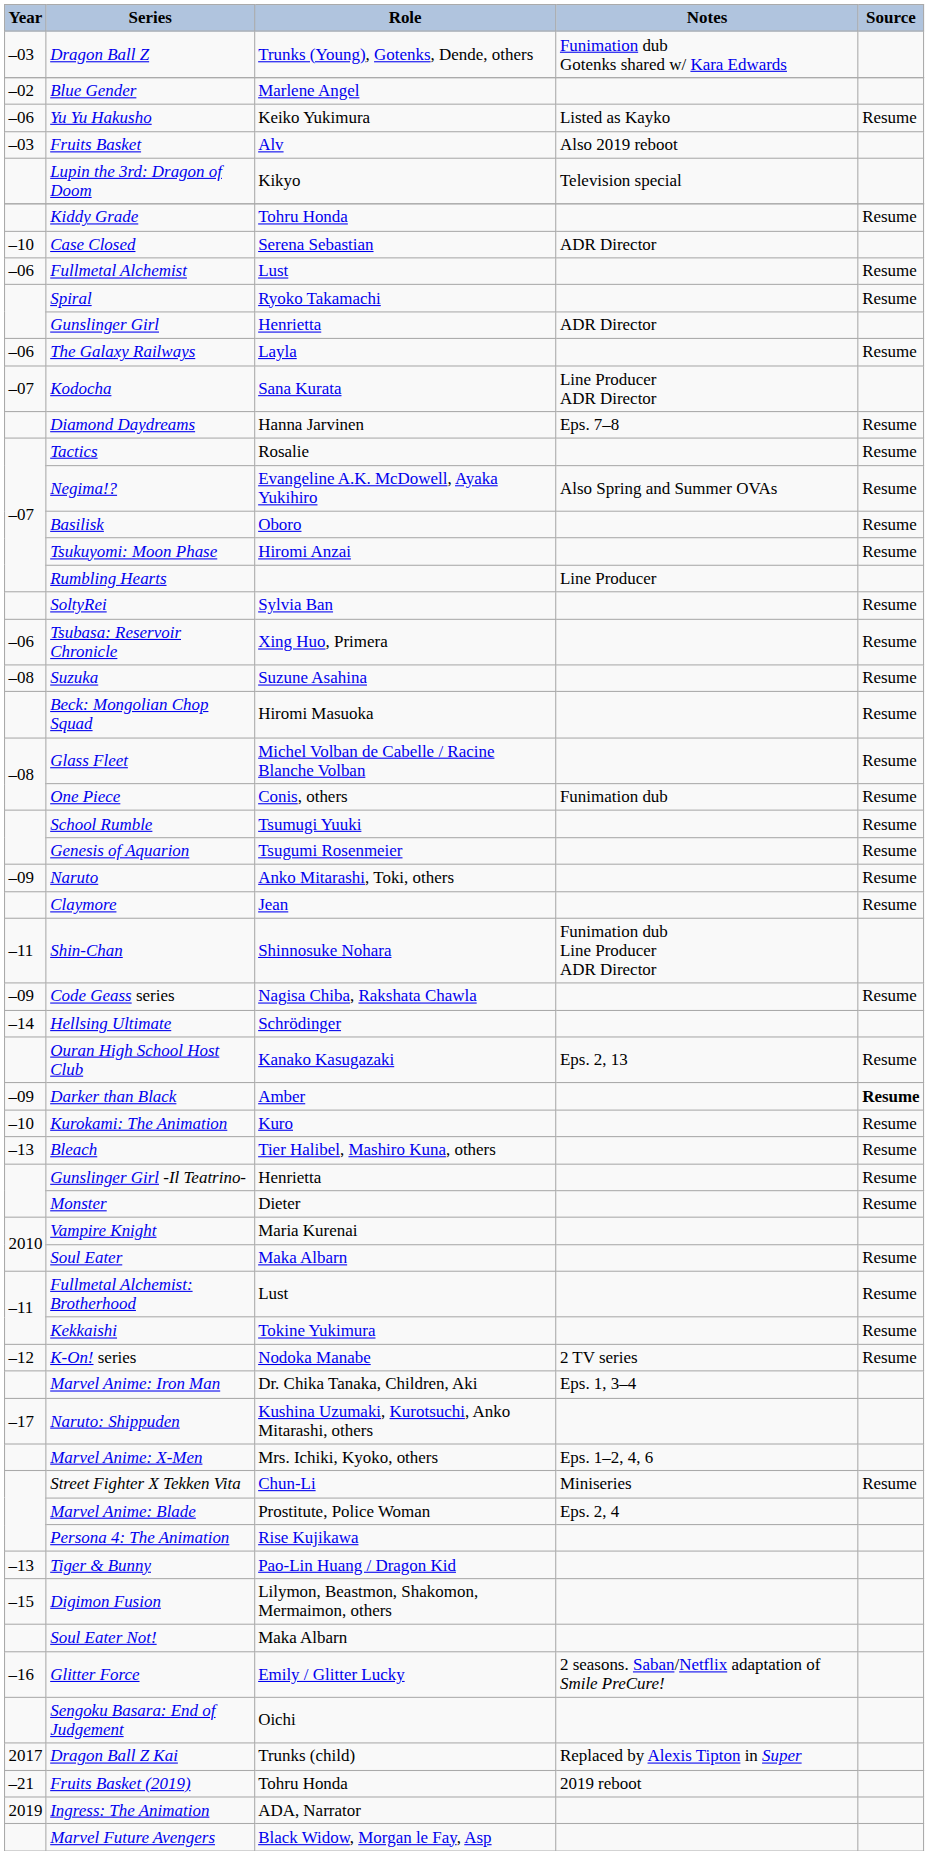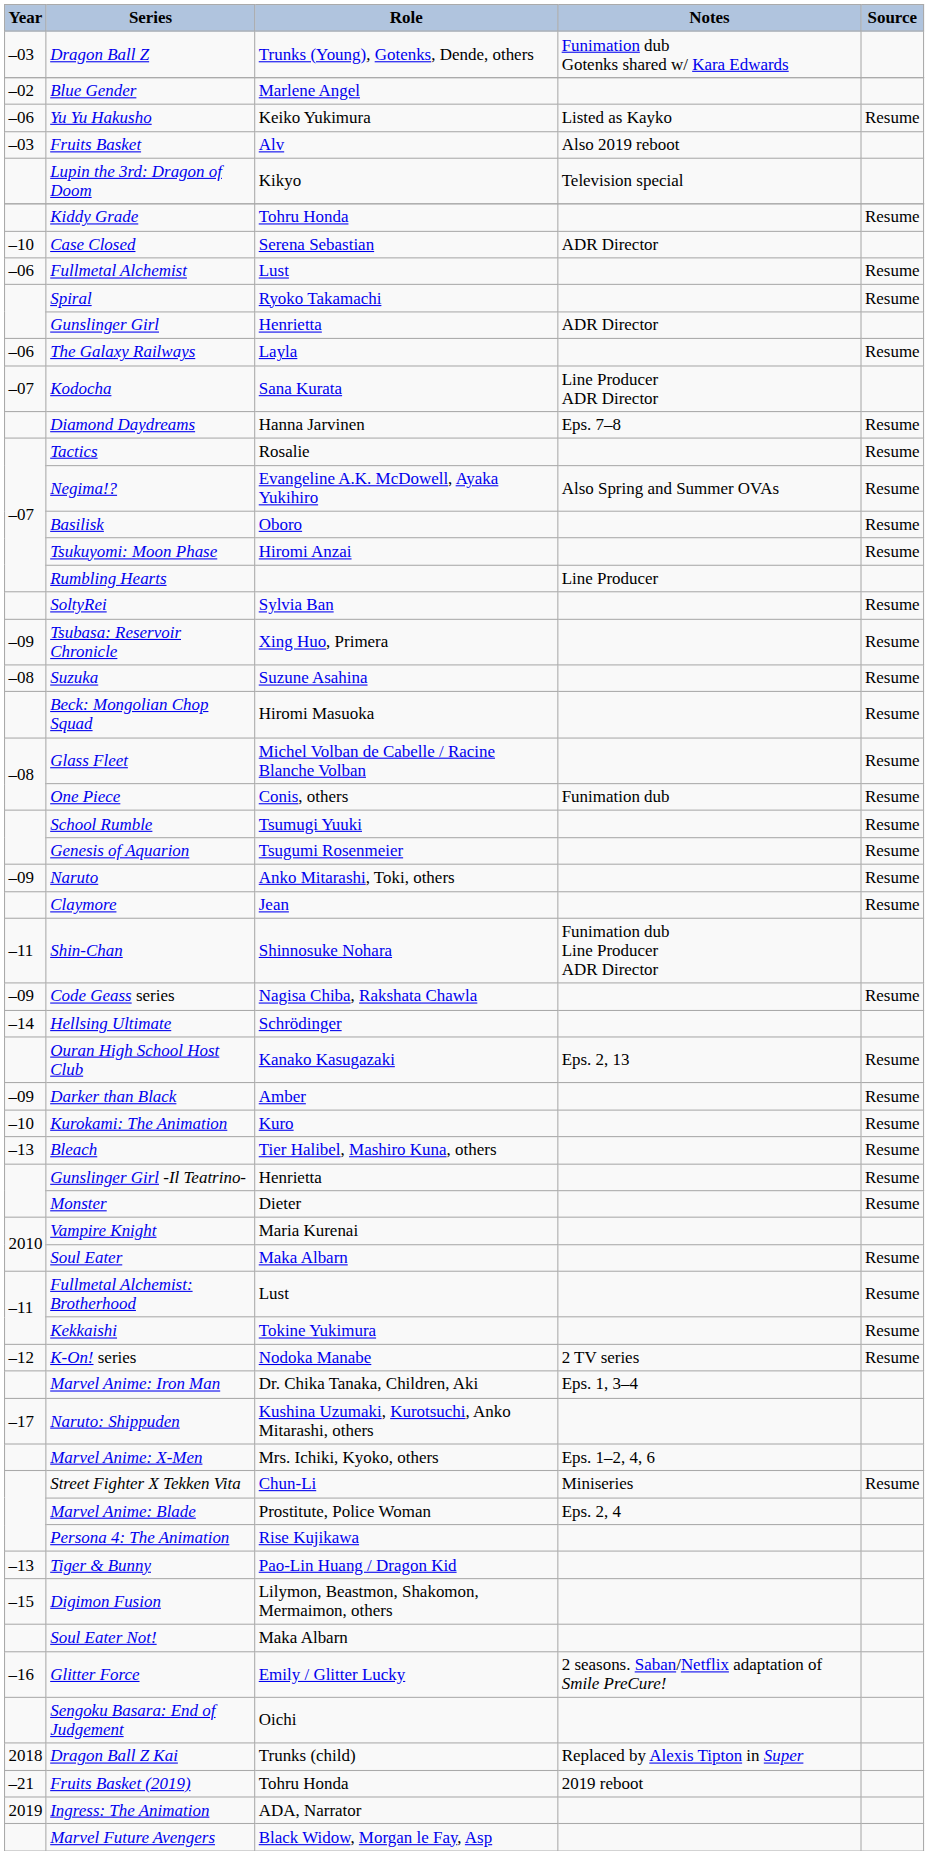(21, 641) –06 -> (21, 641) –09
(891, 1096) bold -> (892, 1096) normal
(25, 1756) 2017 -> (25, 1756) 2018
